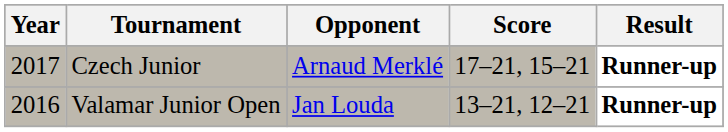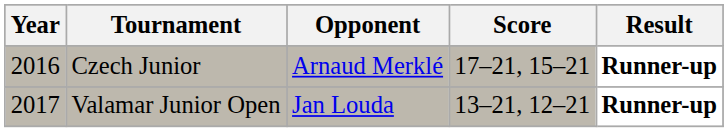(35, 65) 2017 -> (35, 65) 2016
(35, 106) 2016 -> (35, 106) 2017
